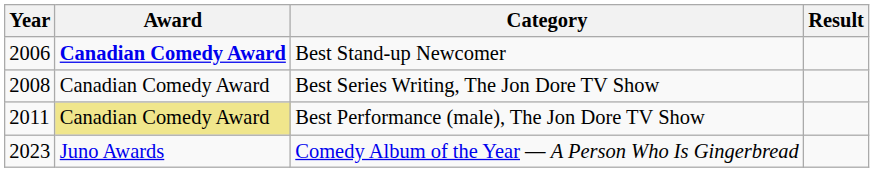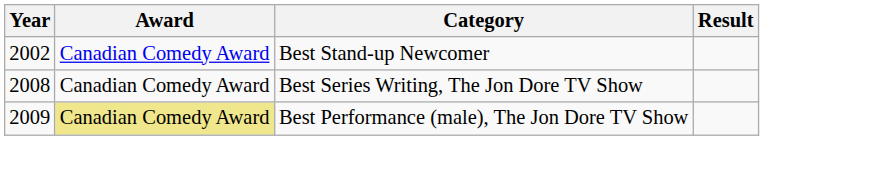(30, 53) 2006 -> (30, 53) 2002
(173, 53) bold -> (165, 53) normal
(29, 118) 2011 -> (30, 118) 2009
- row: (547, 150)
